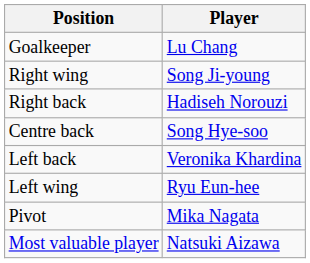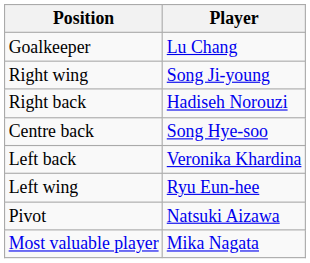(213, 215) Mika Nagata -> (223, 215) Natsuki Aizawa
(223, 243) Natsuki Aizawa -> (213, 243) Mika Nagata
